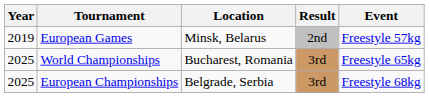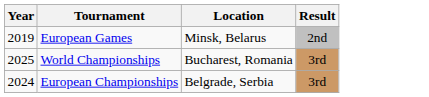- column: (381, 15)
(21, 81) 2025 -> (21, 81) 2024
